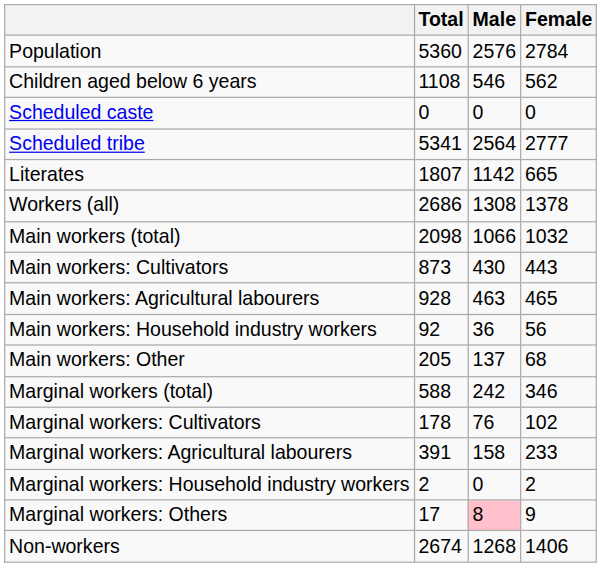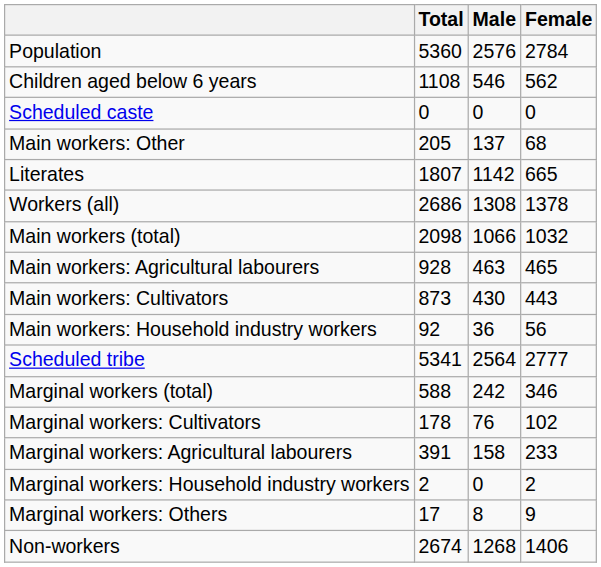rows swapped: (77, 143) <-> (97, 360)
rows swapped: (119, 267) <-> (164, 298)
(478, 515) pink background -> (478, 515) no background
